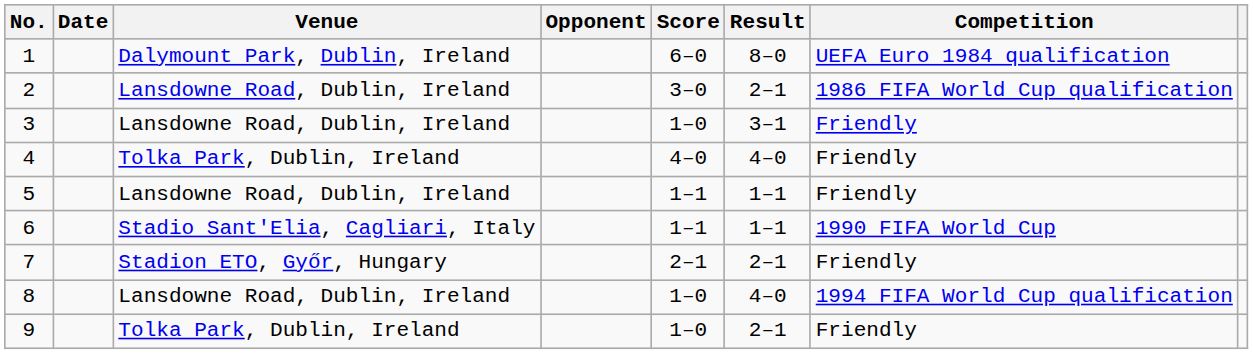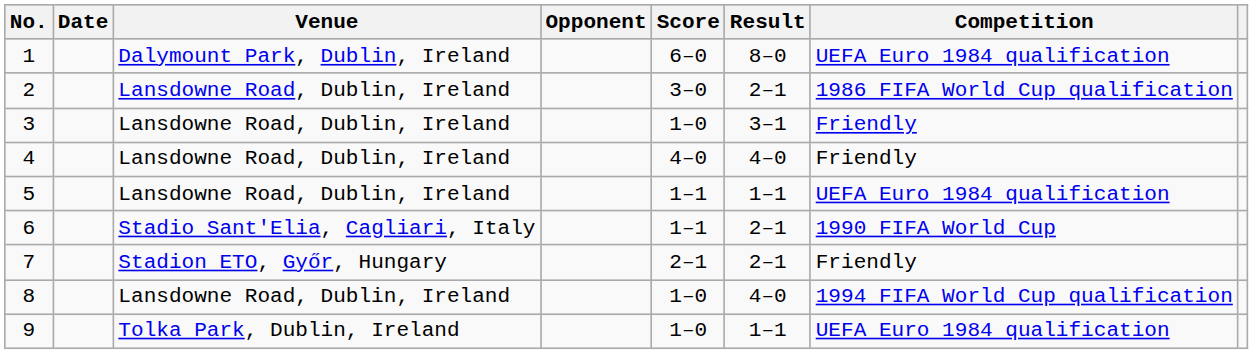(289, 159) Tolka Park, Dublin, Ireland -> (314, 159) Lansdowne Road, Dublin, Ireland
(866, 194) Friendly -> (993, 194) UEFA Euro 1984 qualification
(768, 228) 1–1 -> (768, 228) 2–1
(768, 331) 2–1 -> (768, 331) 1–1
(866, 331) Friendly -> (993, 331) UEFA Euro 1984 qualification
